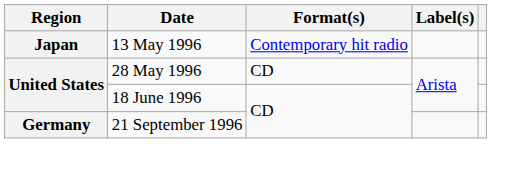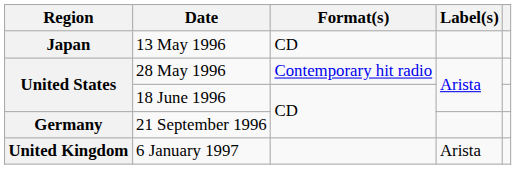(329, 44) Contemporary hit radio -> (286, 44) CD
(262, 71) CD -> (353, 71) Contemporary hit radio
+ row: (187, 151)
